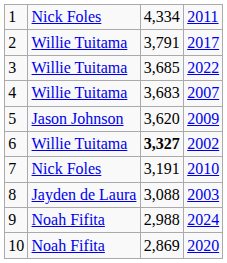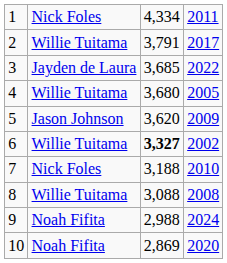(79, 67) Willie Tuitama -> (84, 67) Jayden de Laura
(162, 93) 3,683 -> (162, 93) 3,680
(203, 93) 2007 -> (203, 93) 2005
(162, 169) 3,191 -> (162, 169) 3,188
(84, 194) Jayden de Laura -> (79, 194) Willie Tuitama
(203, 194) 2003 -> (203, 194) 2008
